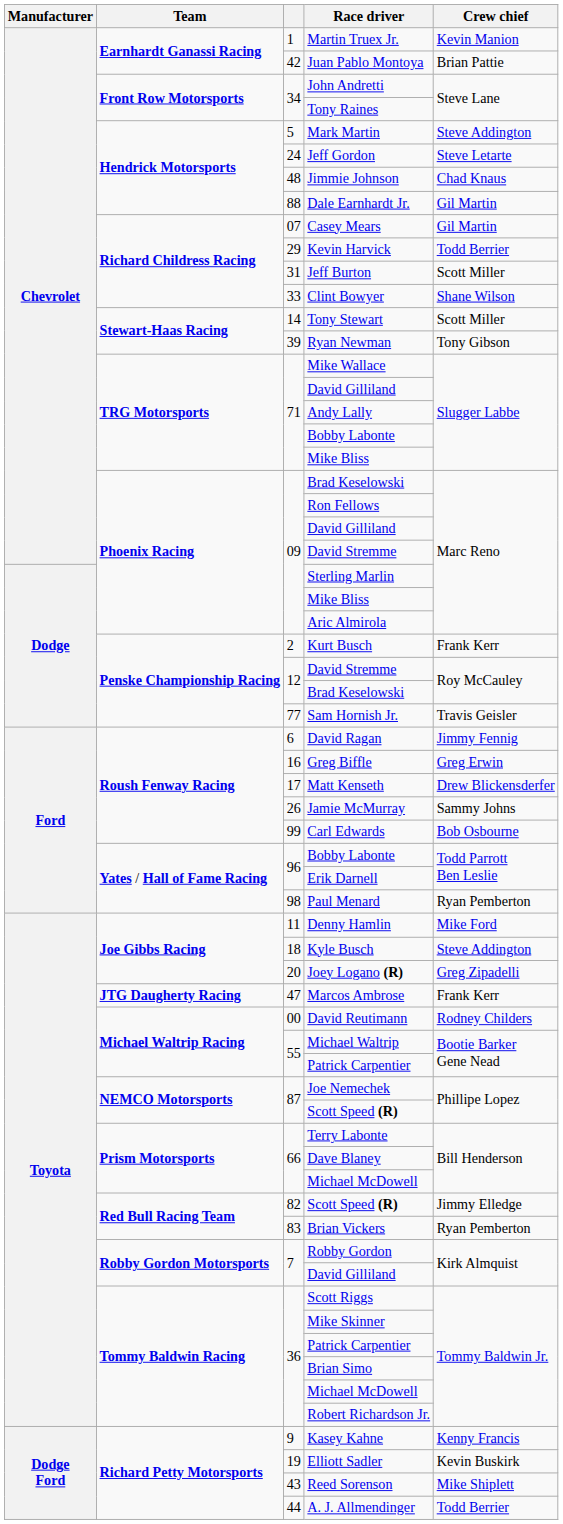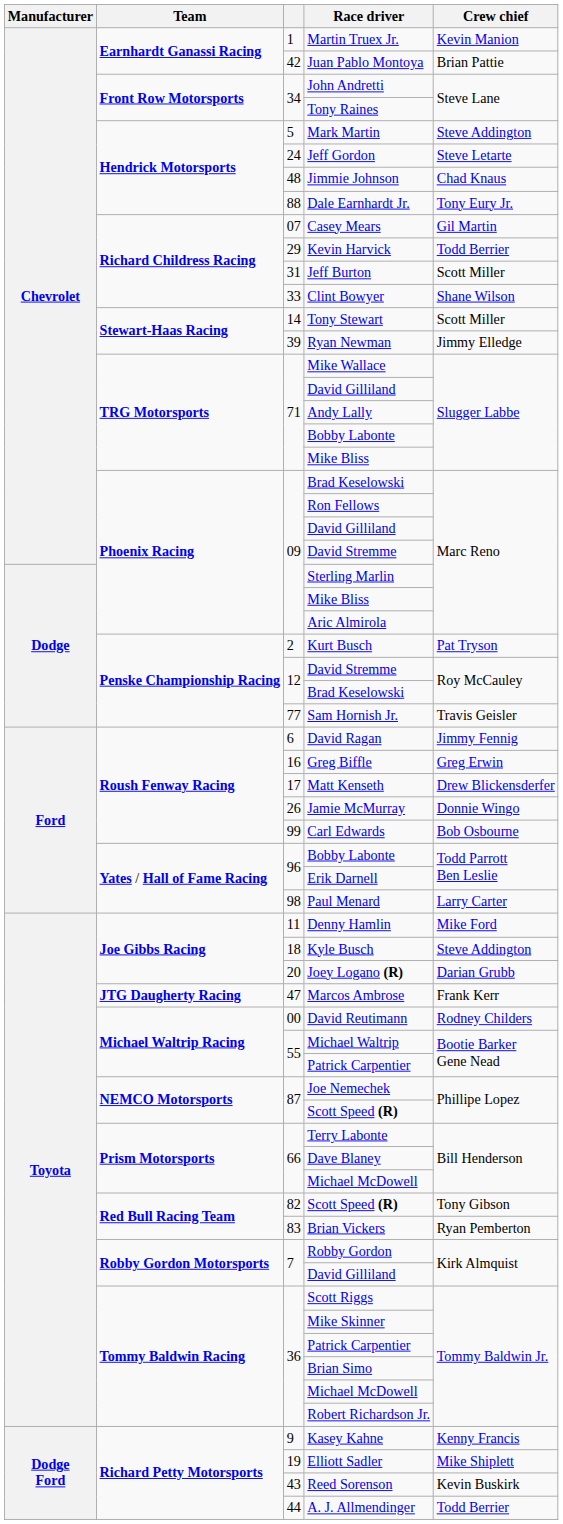(467, 202) Gil Martin -> (475, 202) Tony Eury Jr.
(473, 342) Tony Gibson -> (479, 342) Jimmy Elledge
(468, 645) Frank Kerr -> (467, 645) Pat Tryson
(476, 808) Sammy Johns -> (478, 808) Donnie Wingo
(484, 902) Ryan Pemberton -> (472, 902) Larry Carter
(478, 971) Greg Zipadelli -> (476, 971) Darian Grubb
(479, 1205) Jimmy Elledge -> (473, 1205) Tony Gibson
(478, 1461) Kevin Buskirk -> (475, 1461) Mike Shiplett
(475, 1484) Mike Shiplett -> (478, 1484) Kevin Buskirk
